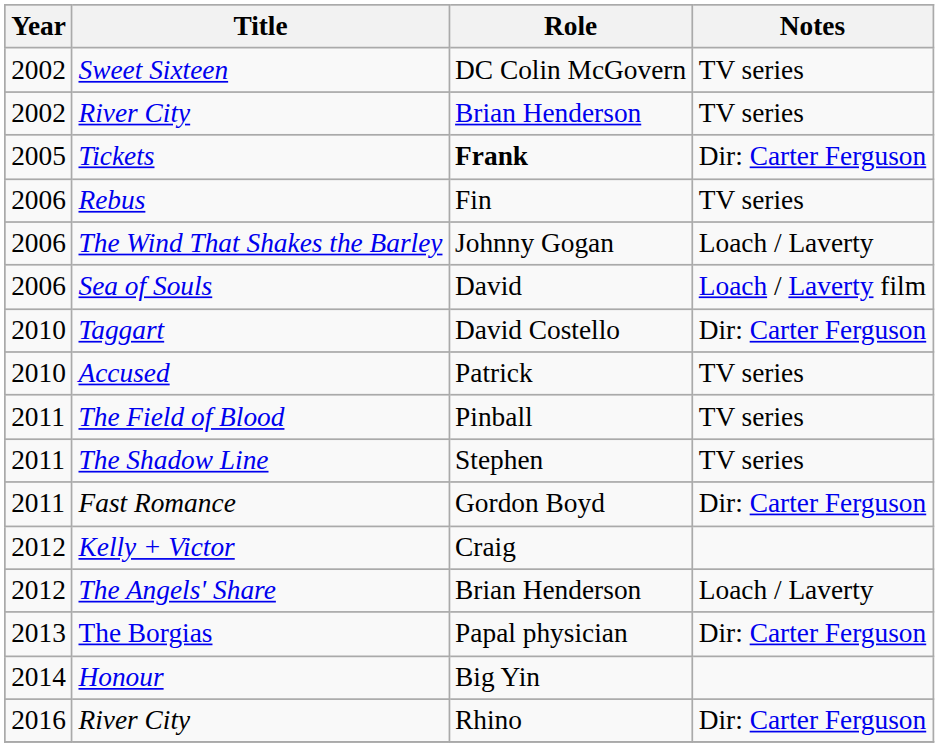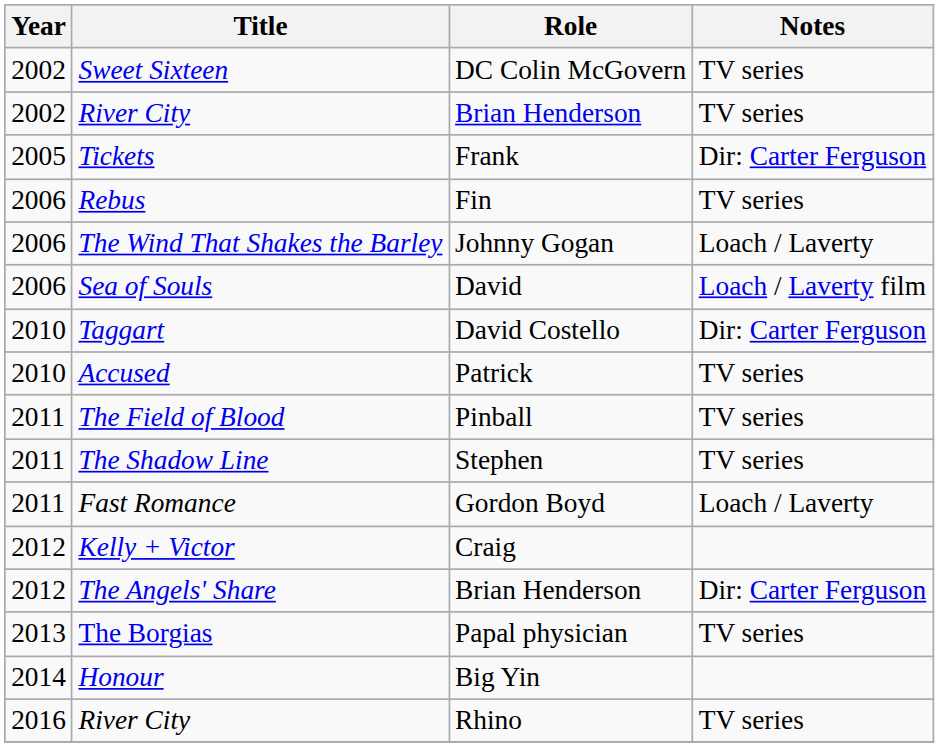(492, 156) bold -> (487, 156) normal
(812, 503) Dir: Carter Ferguson -> (786, 503) Loach / Laverty
(786, 590) Loach / Laverty -> (812, 590) Dir: Carter Ferguson
(812, 633) Dir: Carter Ferguson -> (751, 633) TV series
(812, 720) Dir: Carter Ferguson -> (751, 720) TV series
